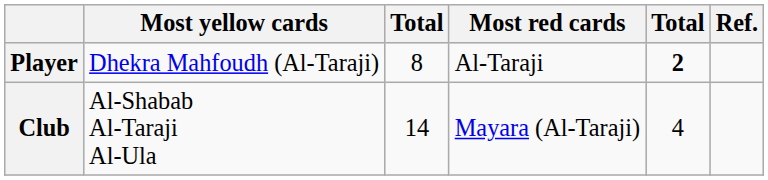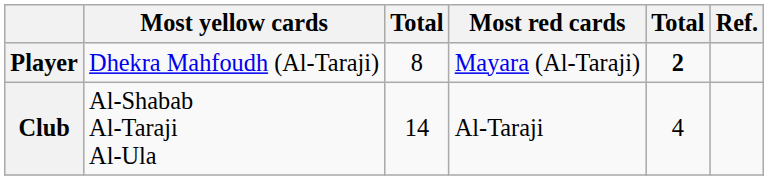(499, 62) Al-Taraji -> (547, 62) Mayara (Al-Taraji)
(547, 128) Mayara (Al-Taraji) -> (499, 128) Al-Taraji
